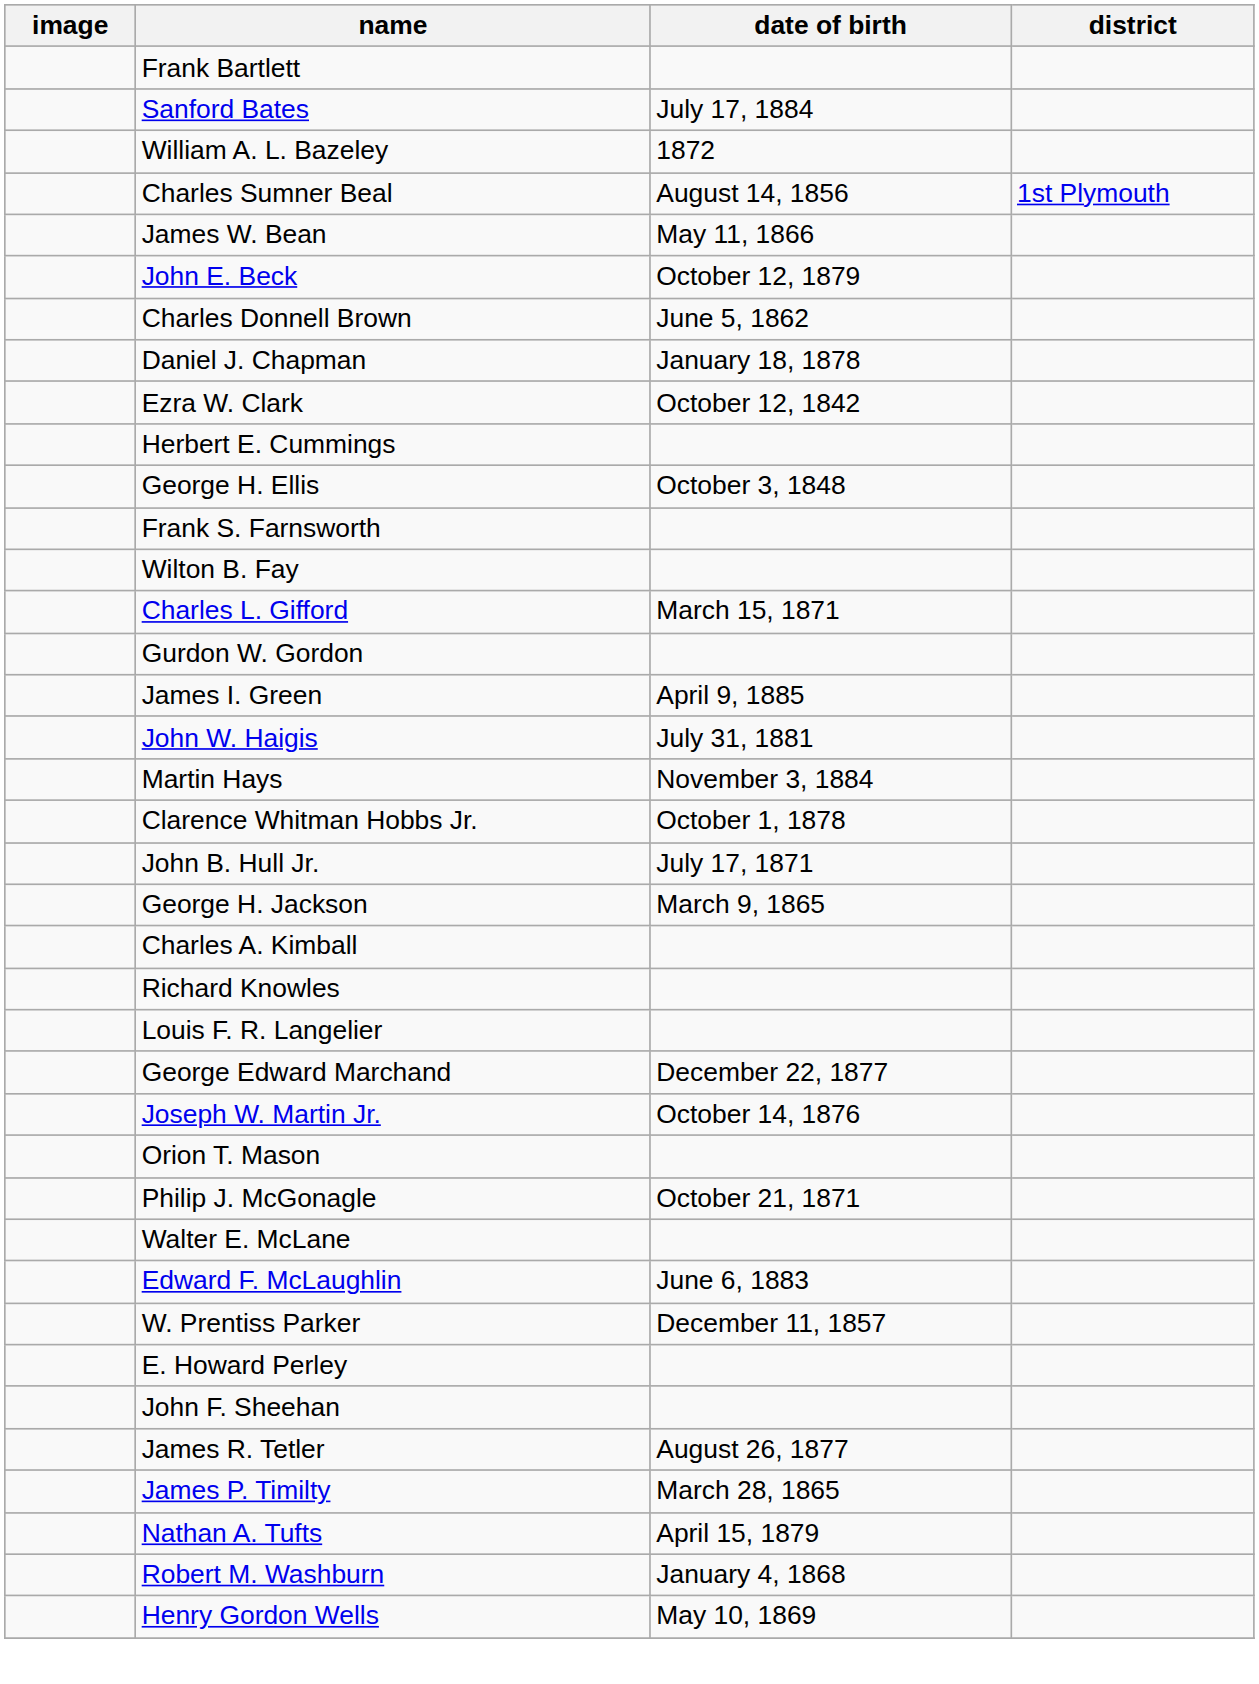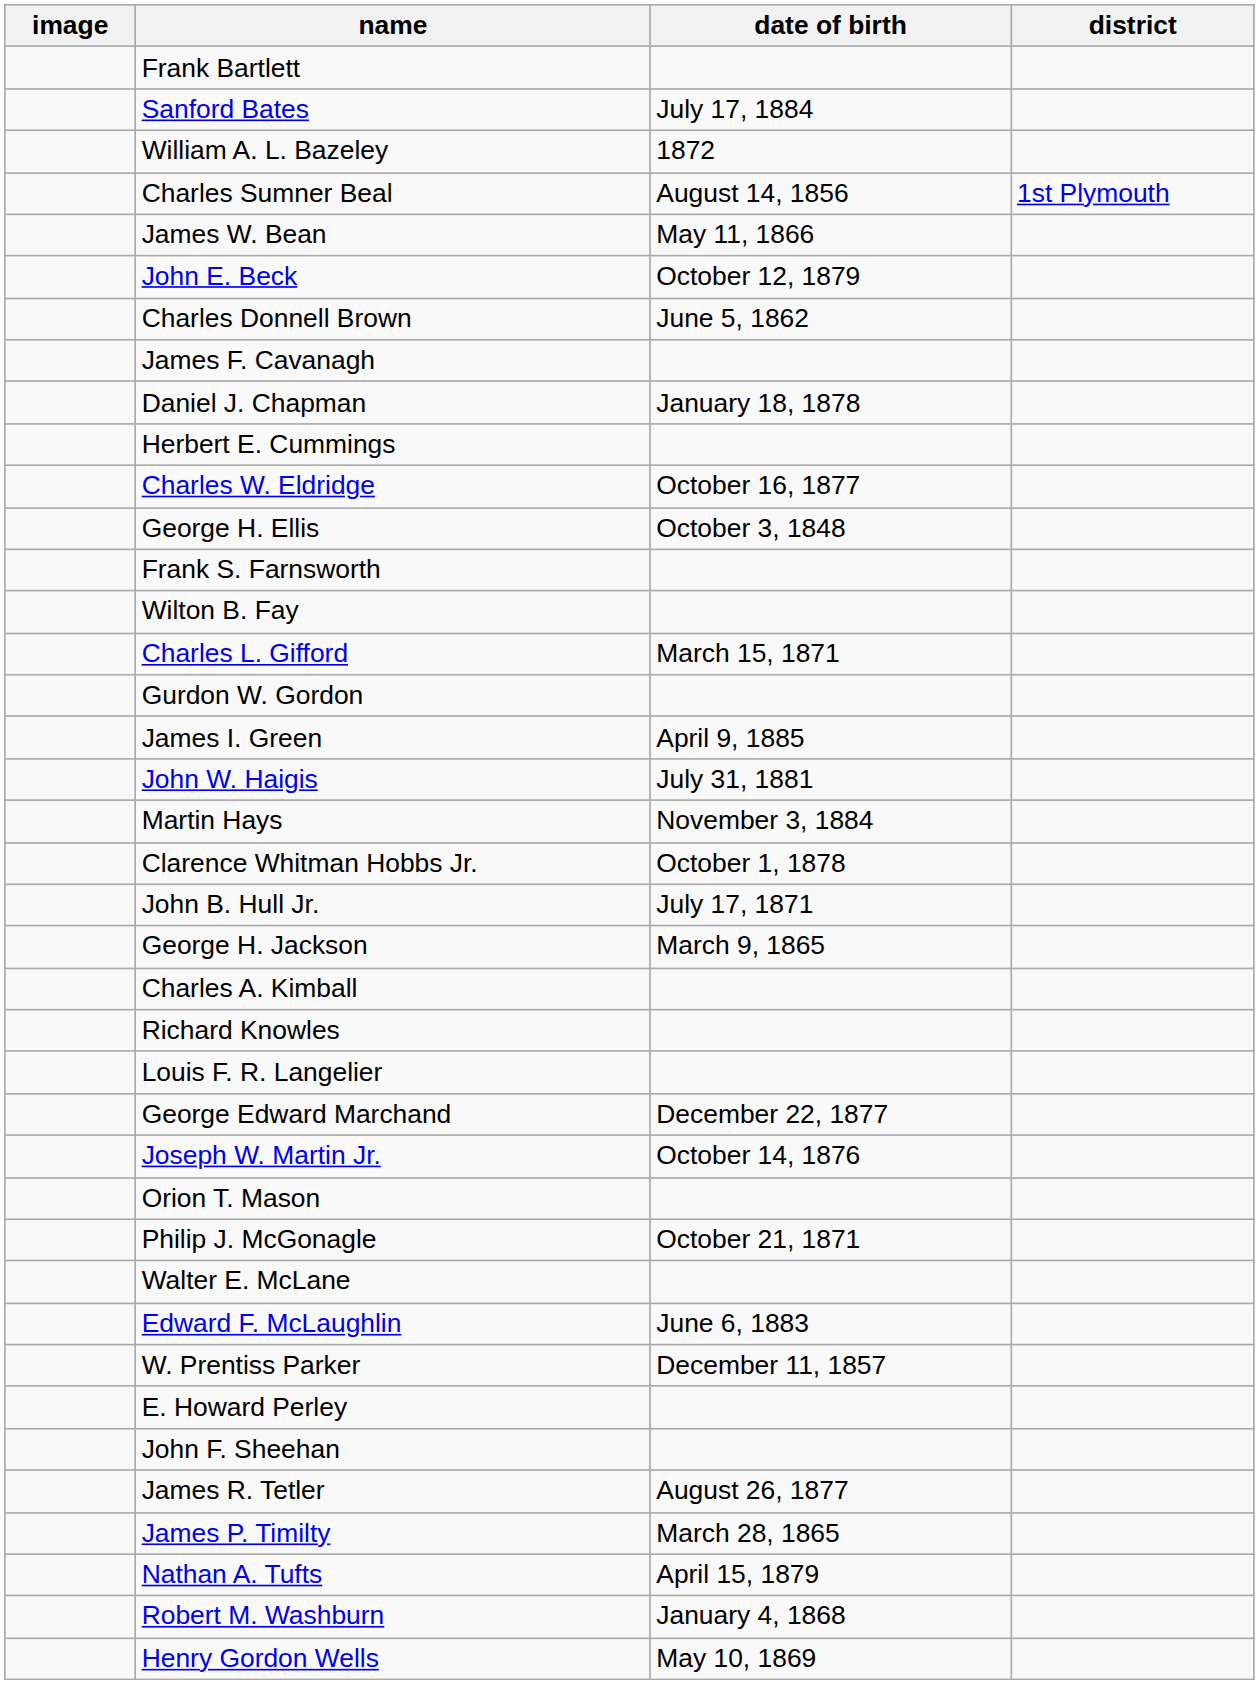+ row: (258, 360)
- row: (222, 402)
+ row: (258, 485)
